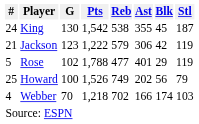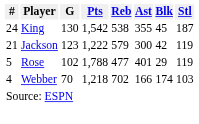(143, 45) 306 -> (143, 45) 300
- row: (39, 79)
